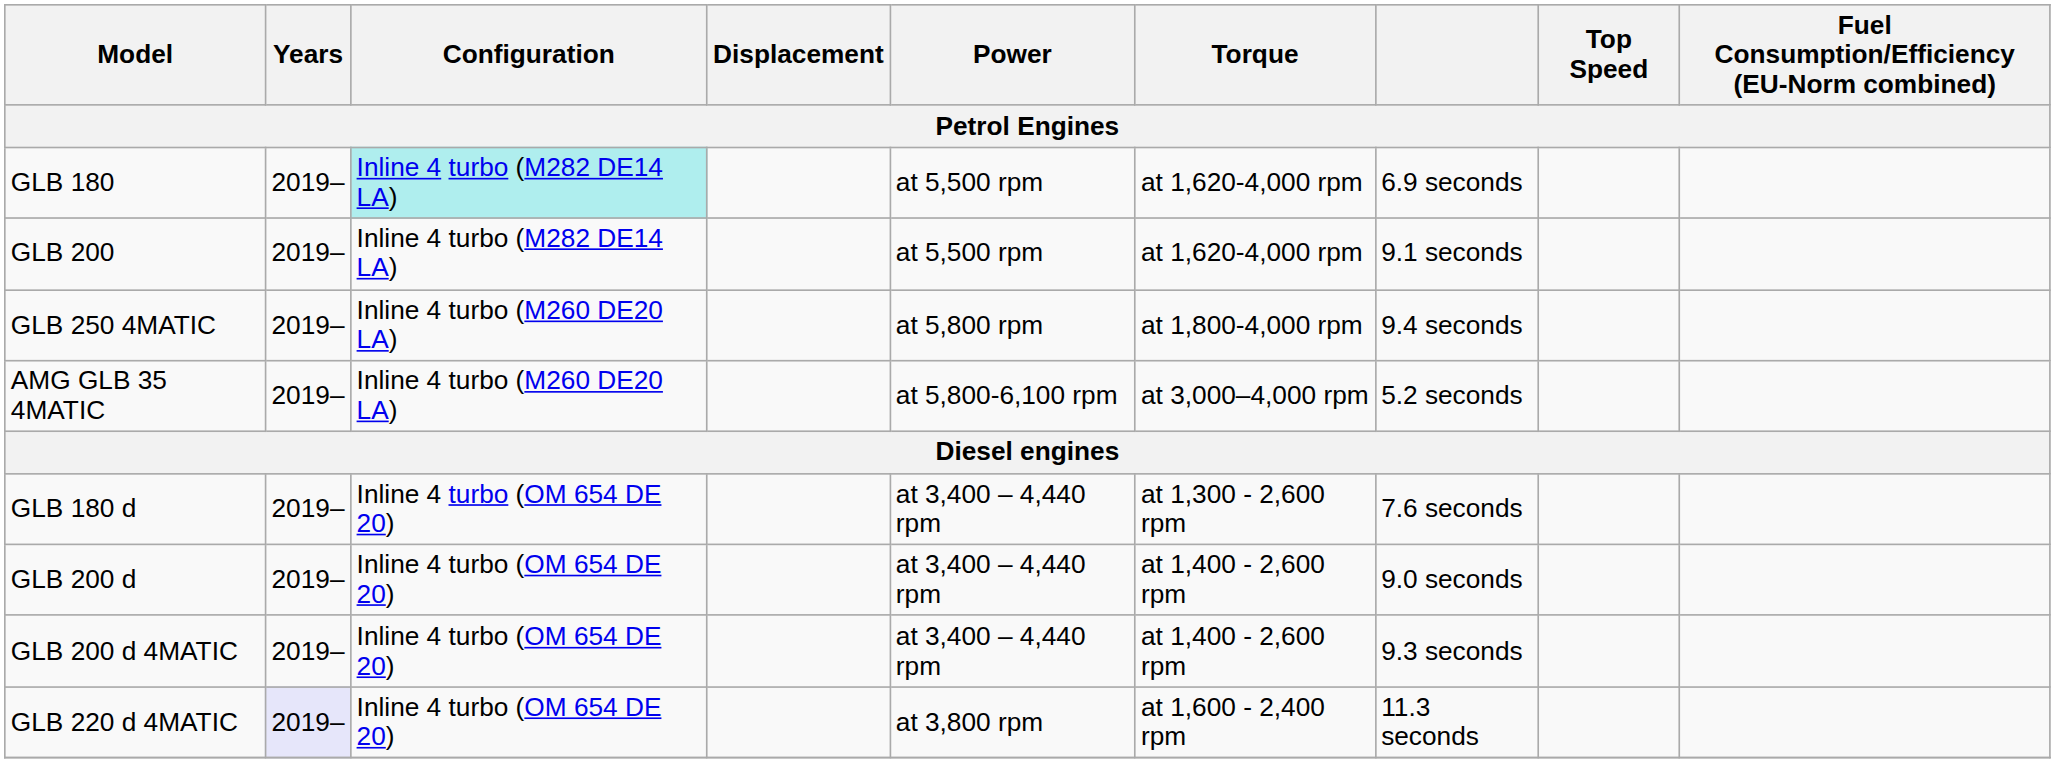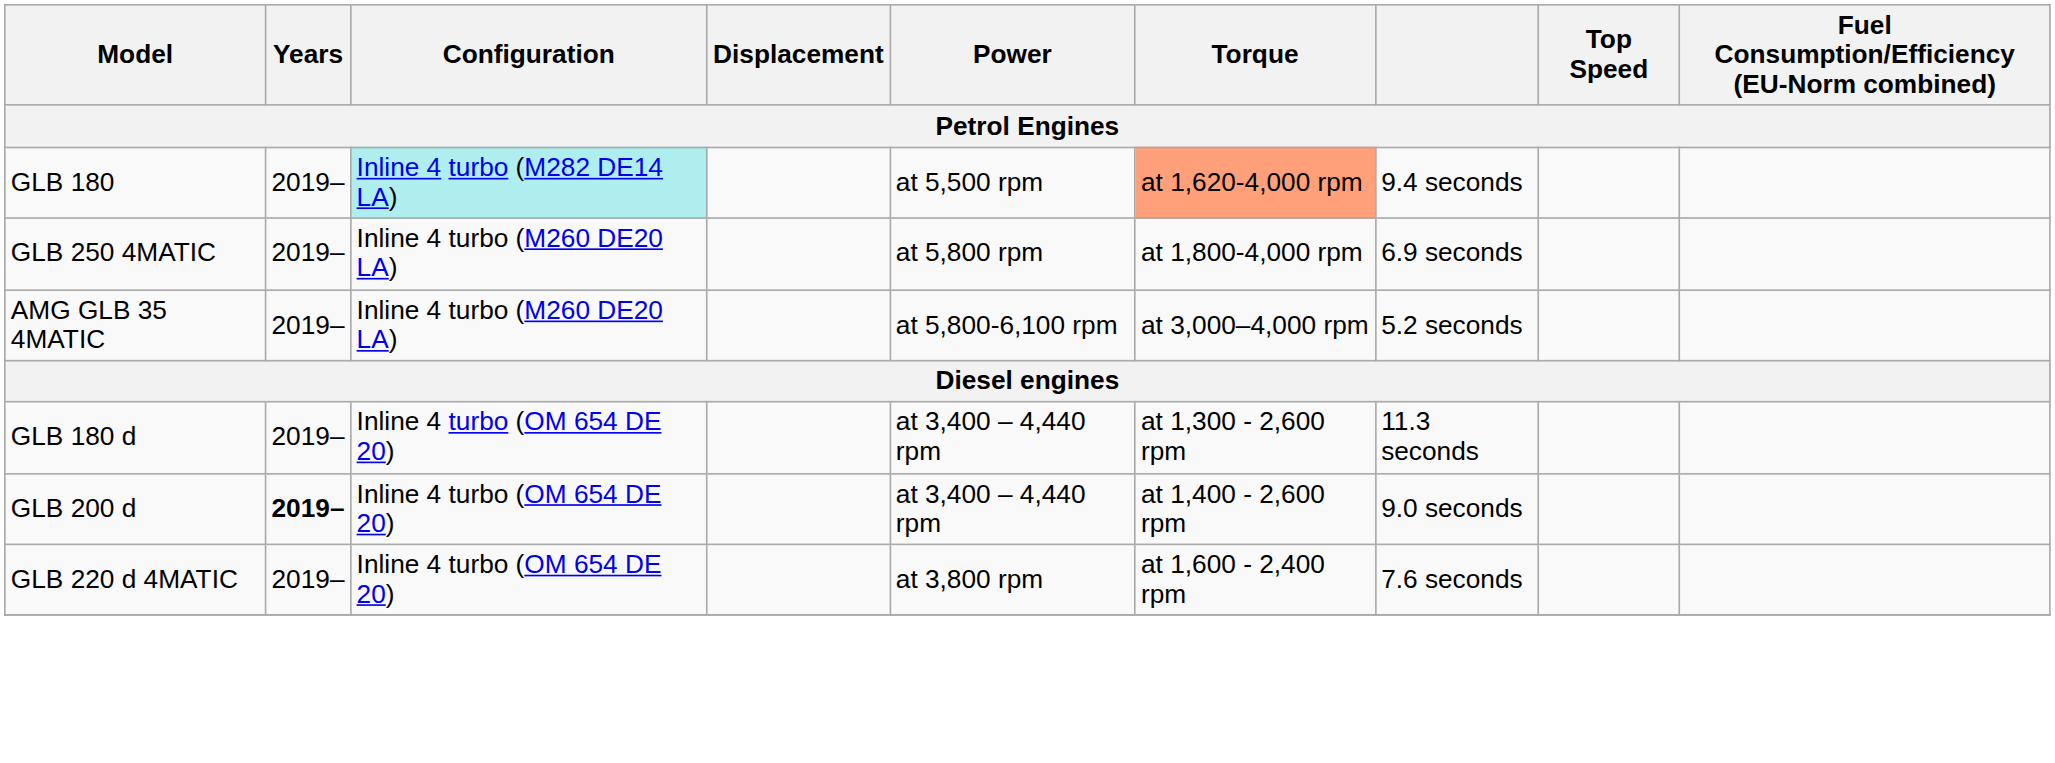(1252, 182) no background -> (1252, 182) lightsalmon background
(1452, 182) 6.9 seconds -> (1452, 182) 9.4 seconds
- row: (63, 253)
(1452, 324) 9.4 seconds -> (1452, 253) 6.9 seconds
(1452, 508) 7.6 seconds -> (1430, 437) 11.3 seconds
(308, 579) normal -> (308, 508) bold
- row: (124, 650)
(308, 721) lavender background -> (308, 579) no background
(1430, 721) 11.3 seconds -> (1452, 579) 7.6 seconds
